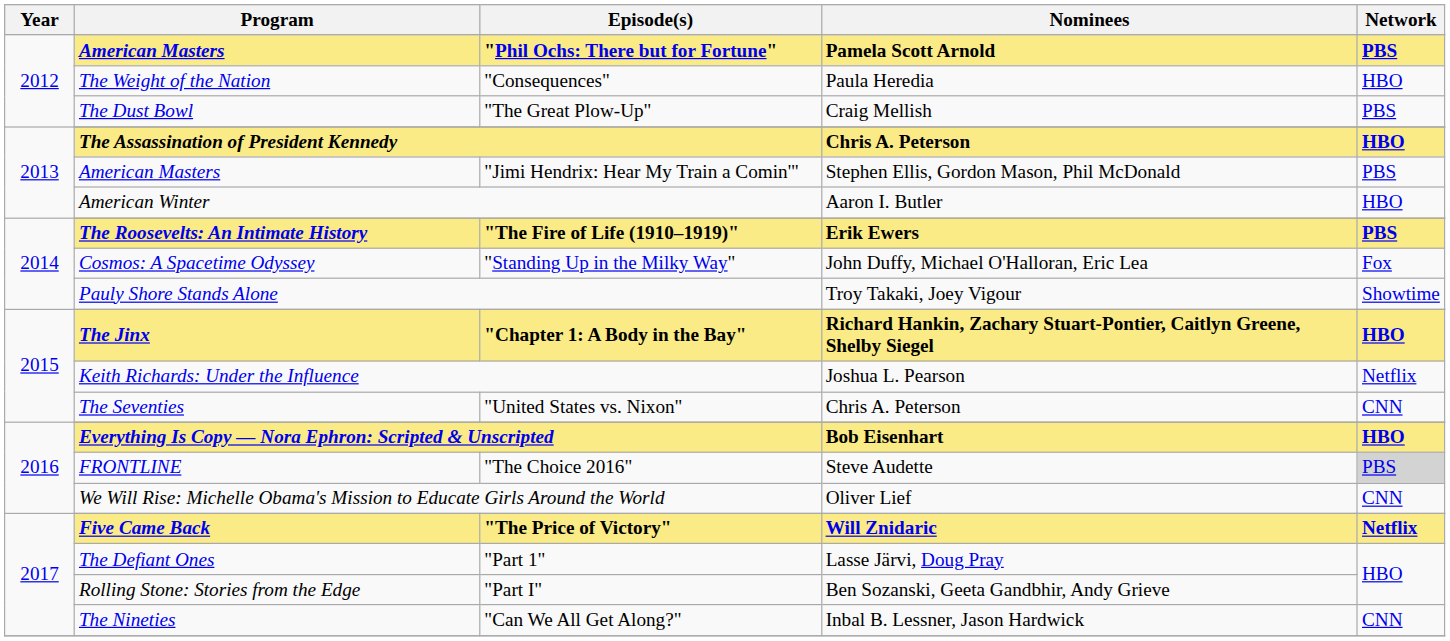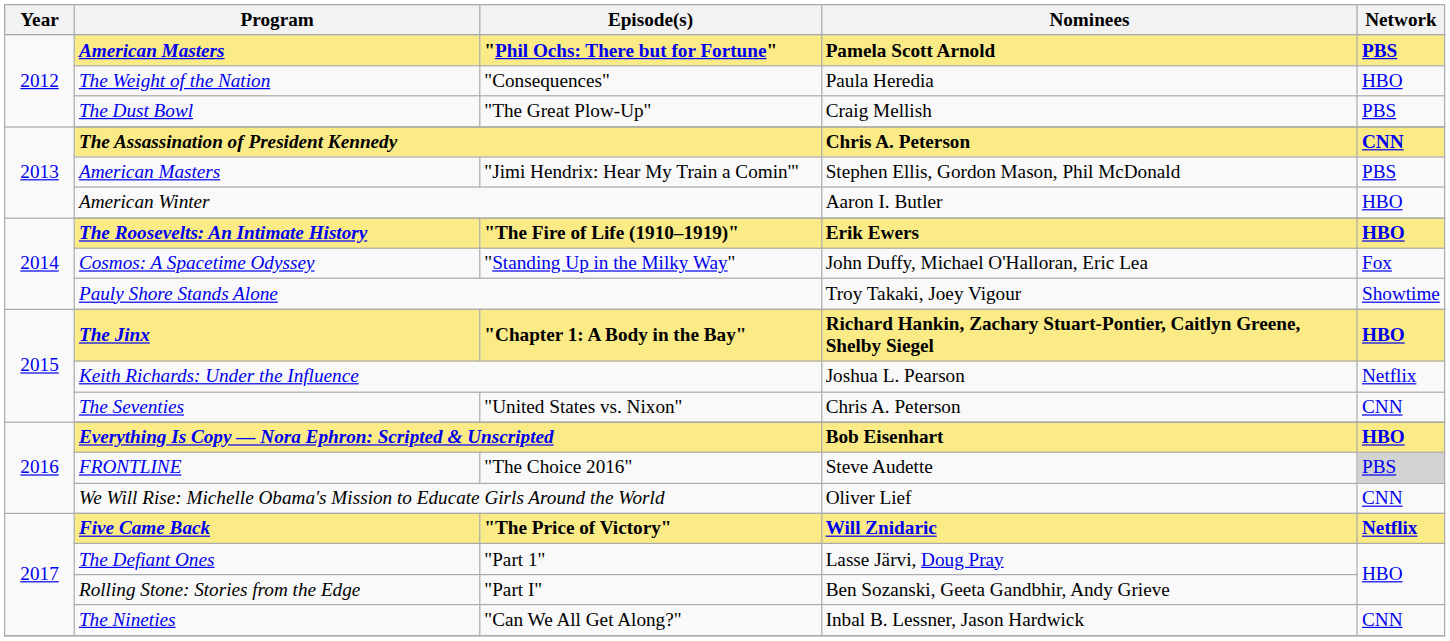(1383, 141) HBO -> (1383, 141) CNN
(1380, 232) PBS -> (1383, 232) HBO
